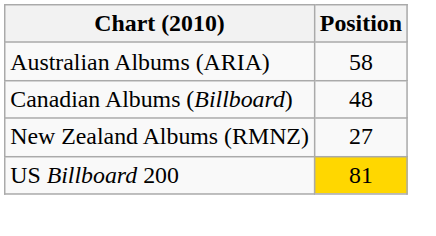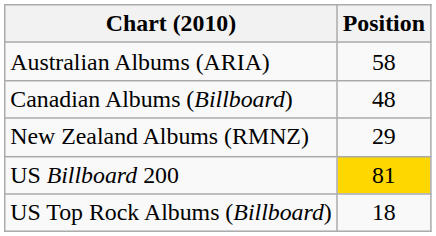(361, 136) 27 -> (384, 136) 29
+ row: (171, 212)
